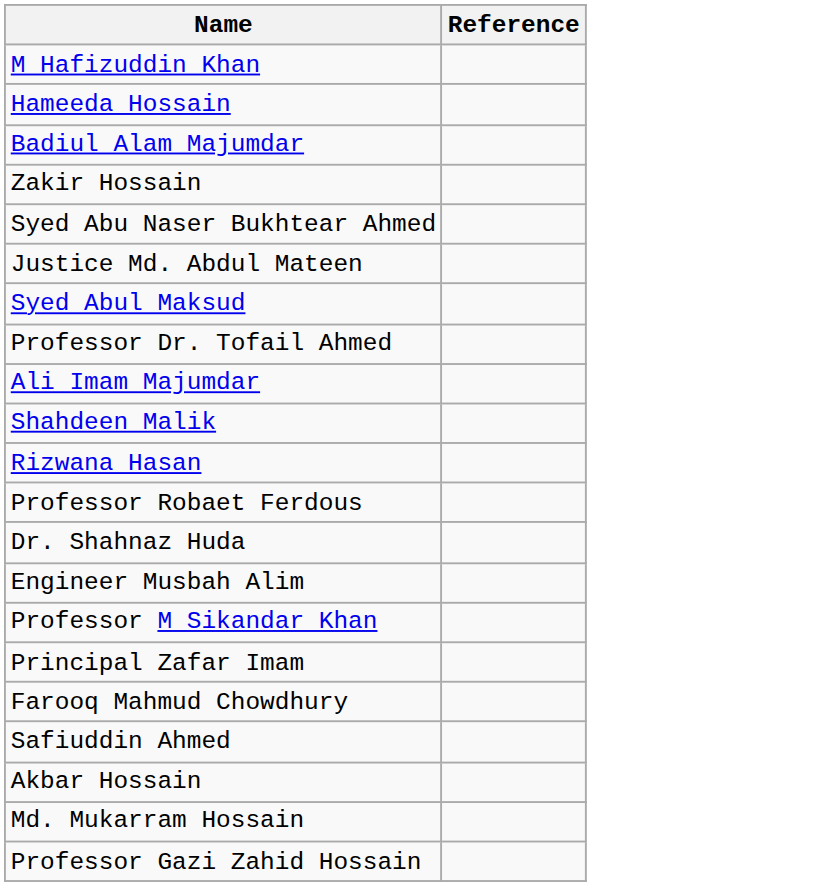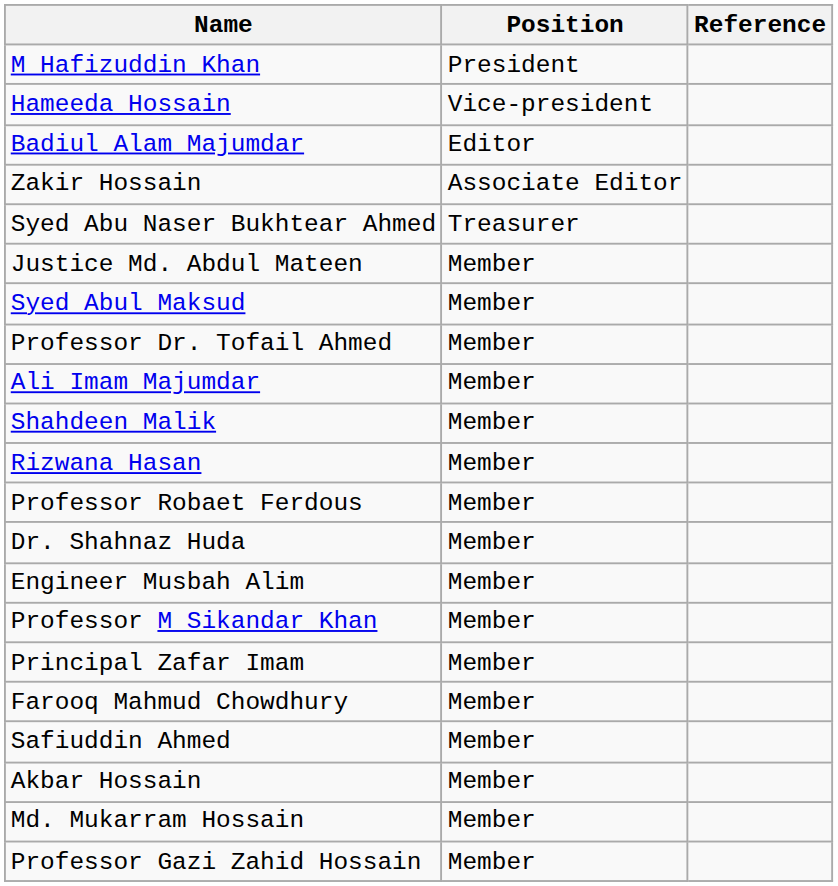+ column: (565, 25)
